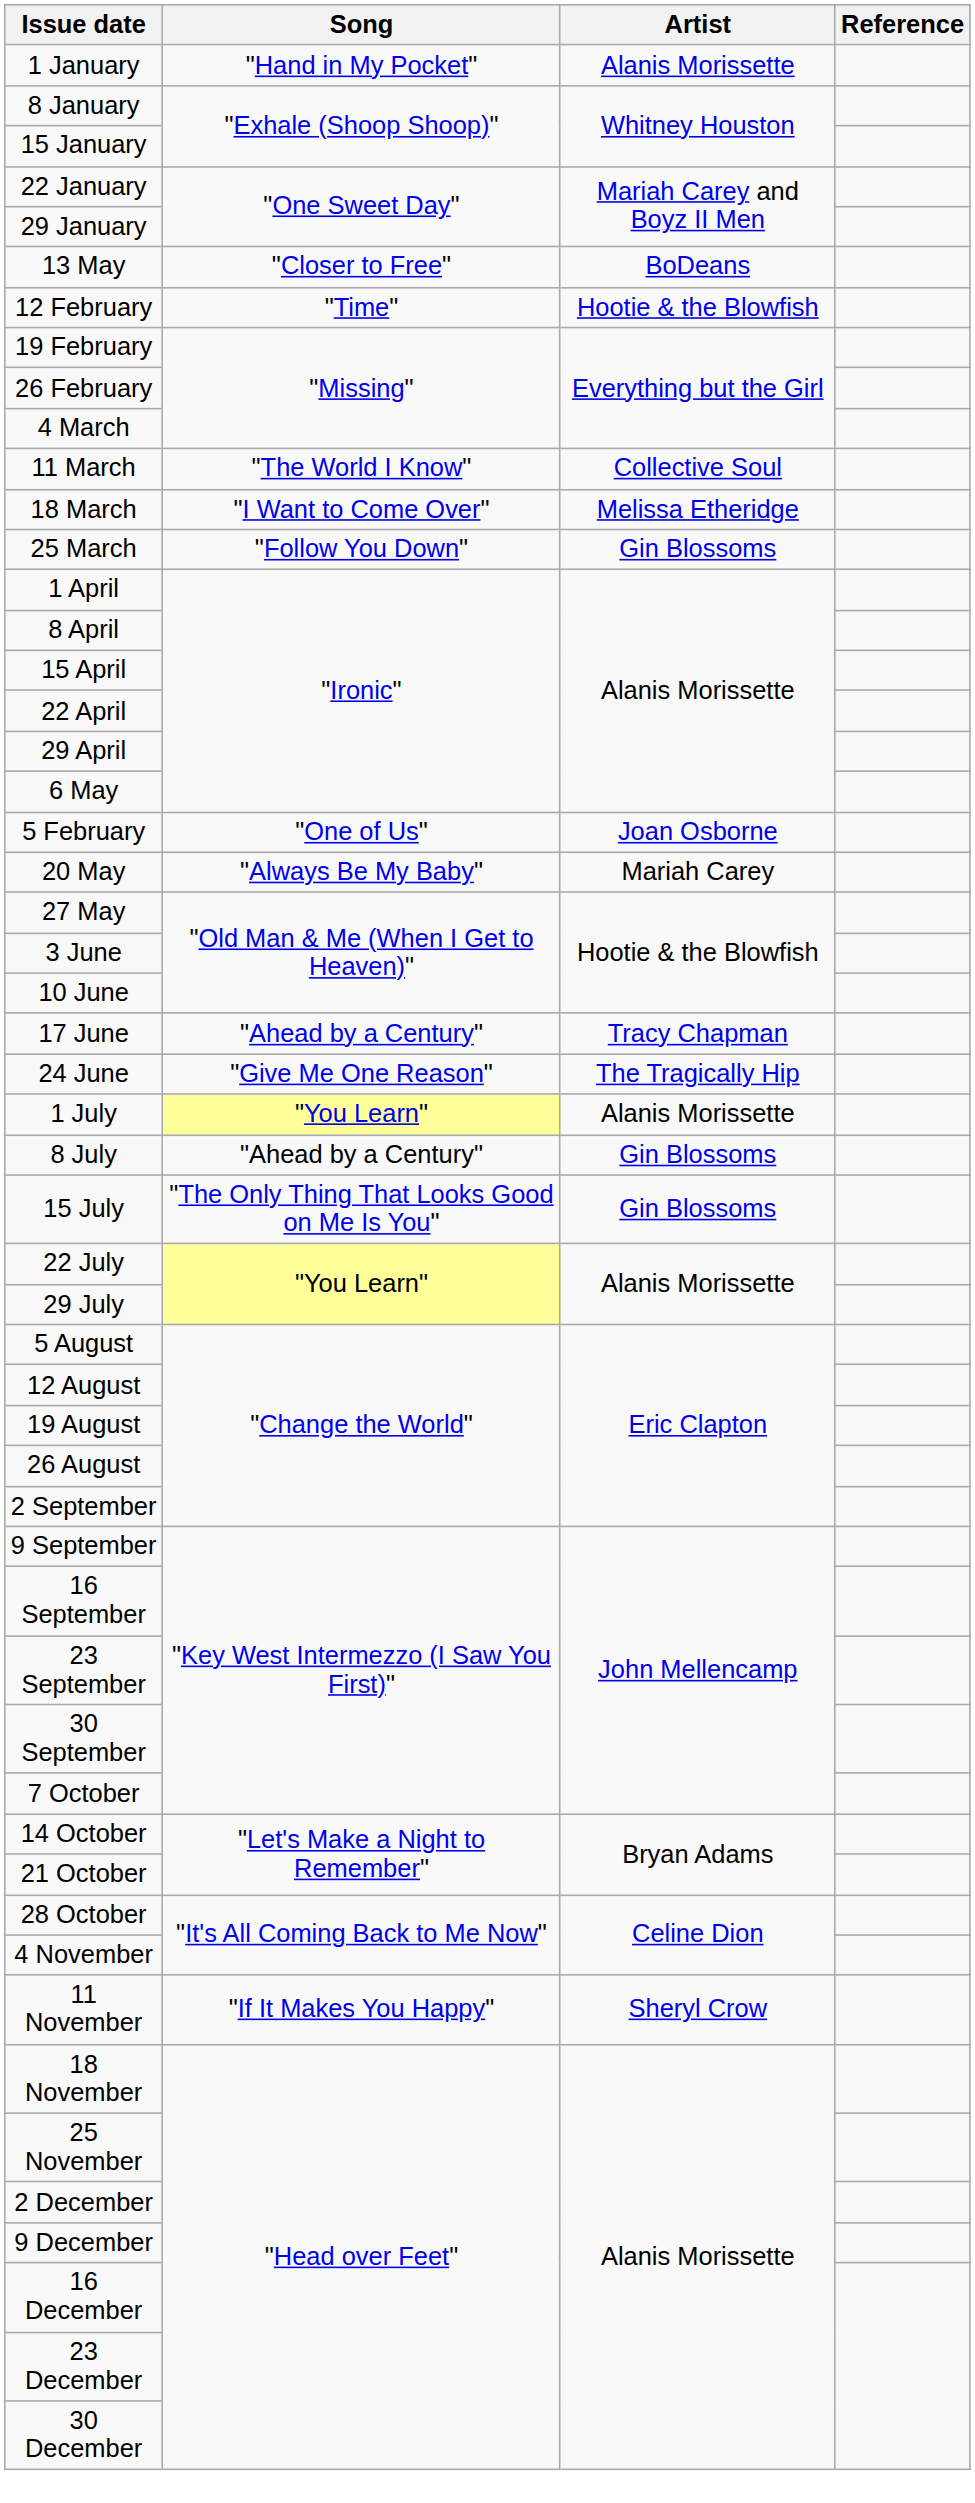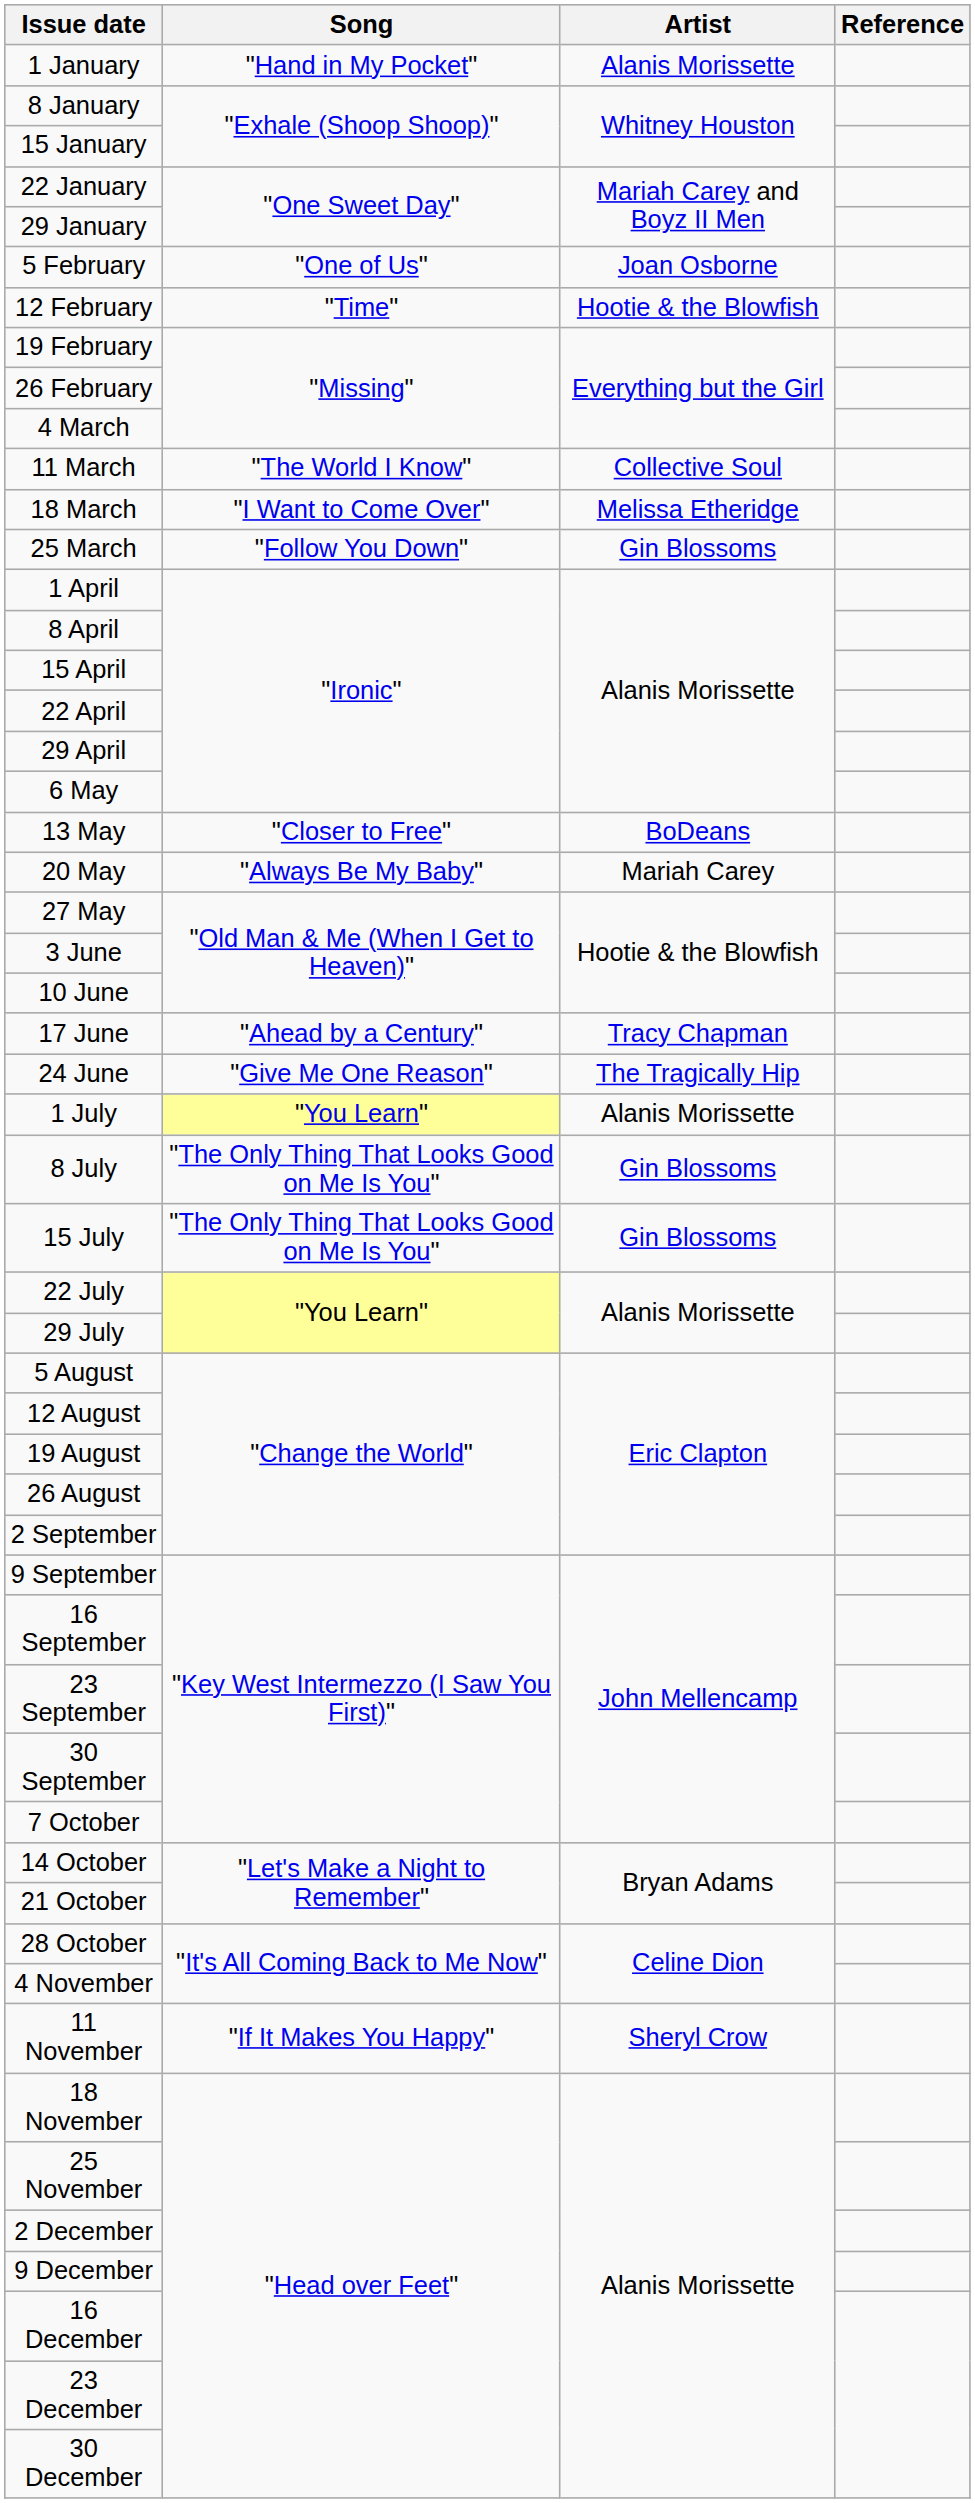rows swapped: (84, 831) <-> (84, 266)
(361, 1154) "Ahead by a Century" -> (361, 1168) "The Only Thing That Looks Good on Me Is You"
